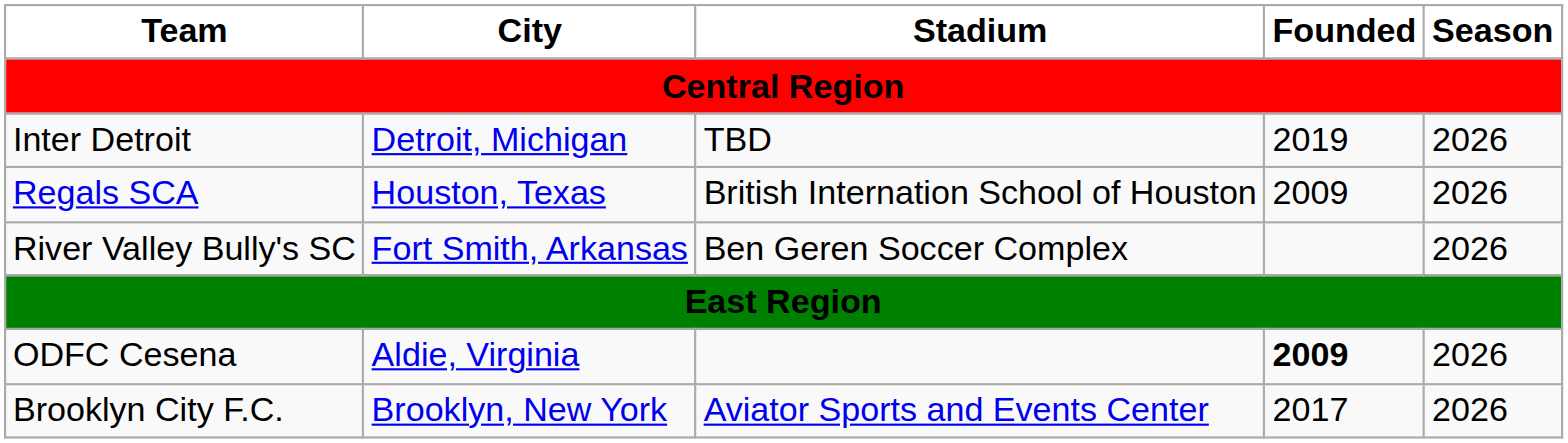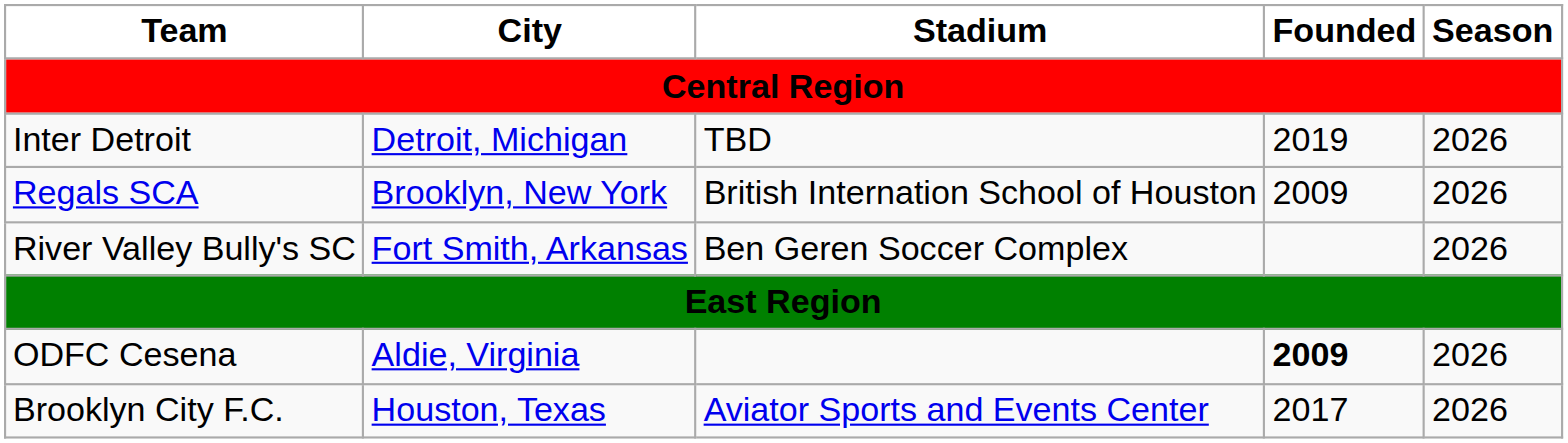(489, 193) Houston, Texas -> (519, 193) Brooklyn, New York
(519, 409) Brooklyn, New York -> (489, 409) Houston, Texas
